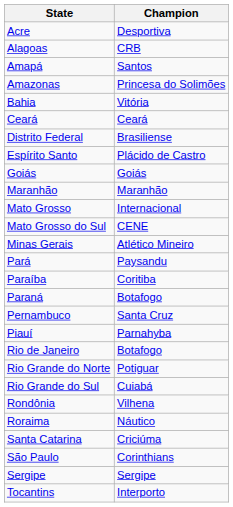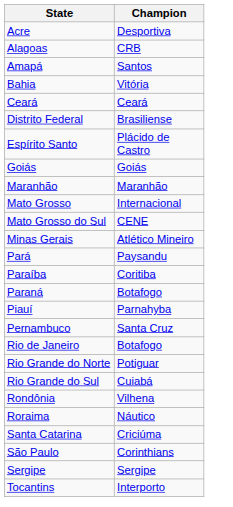- row: (33, 84)
rows swapped: (39, 315) <-> (20, 333)
